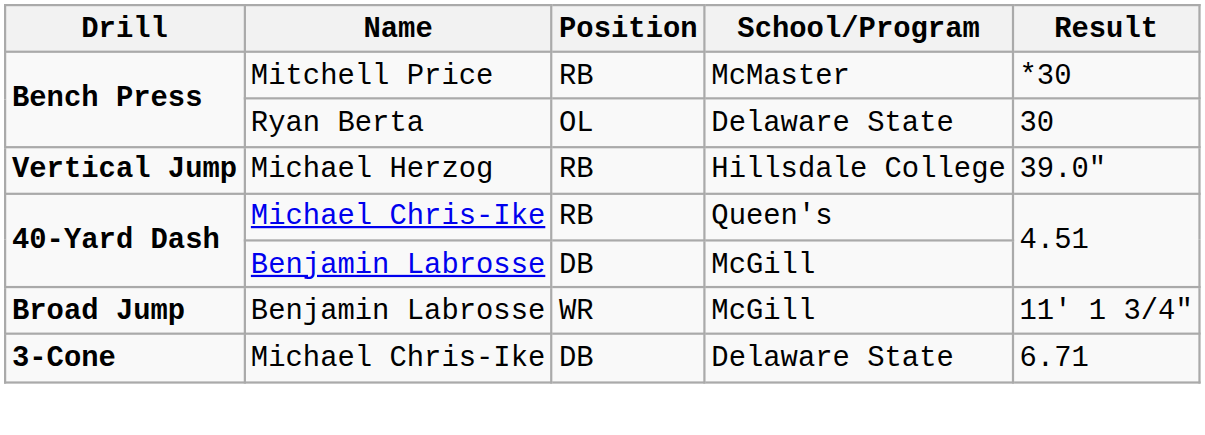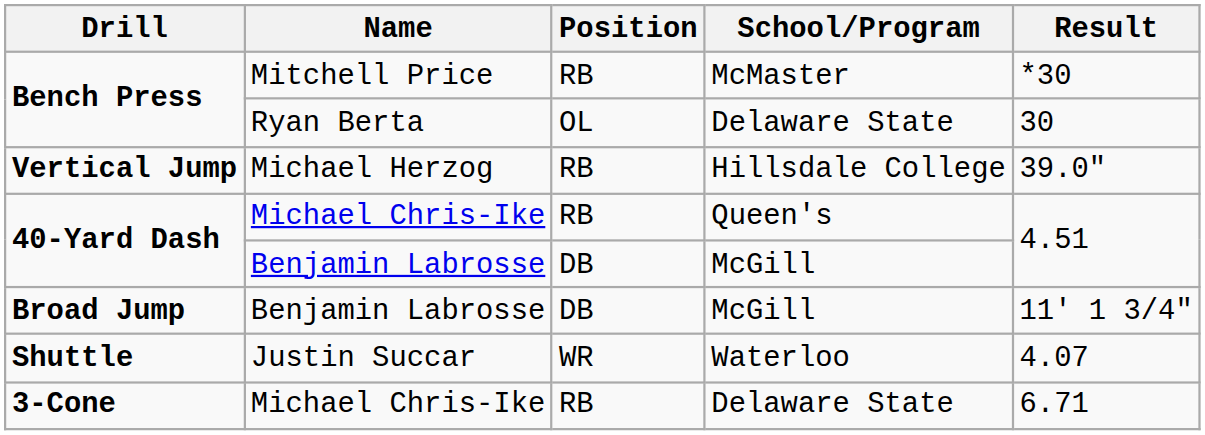(576, 311) WR -> (576, 311) DB
+ row: (73, 358)
(576, 358) DB -> (576, 405) RB
